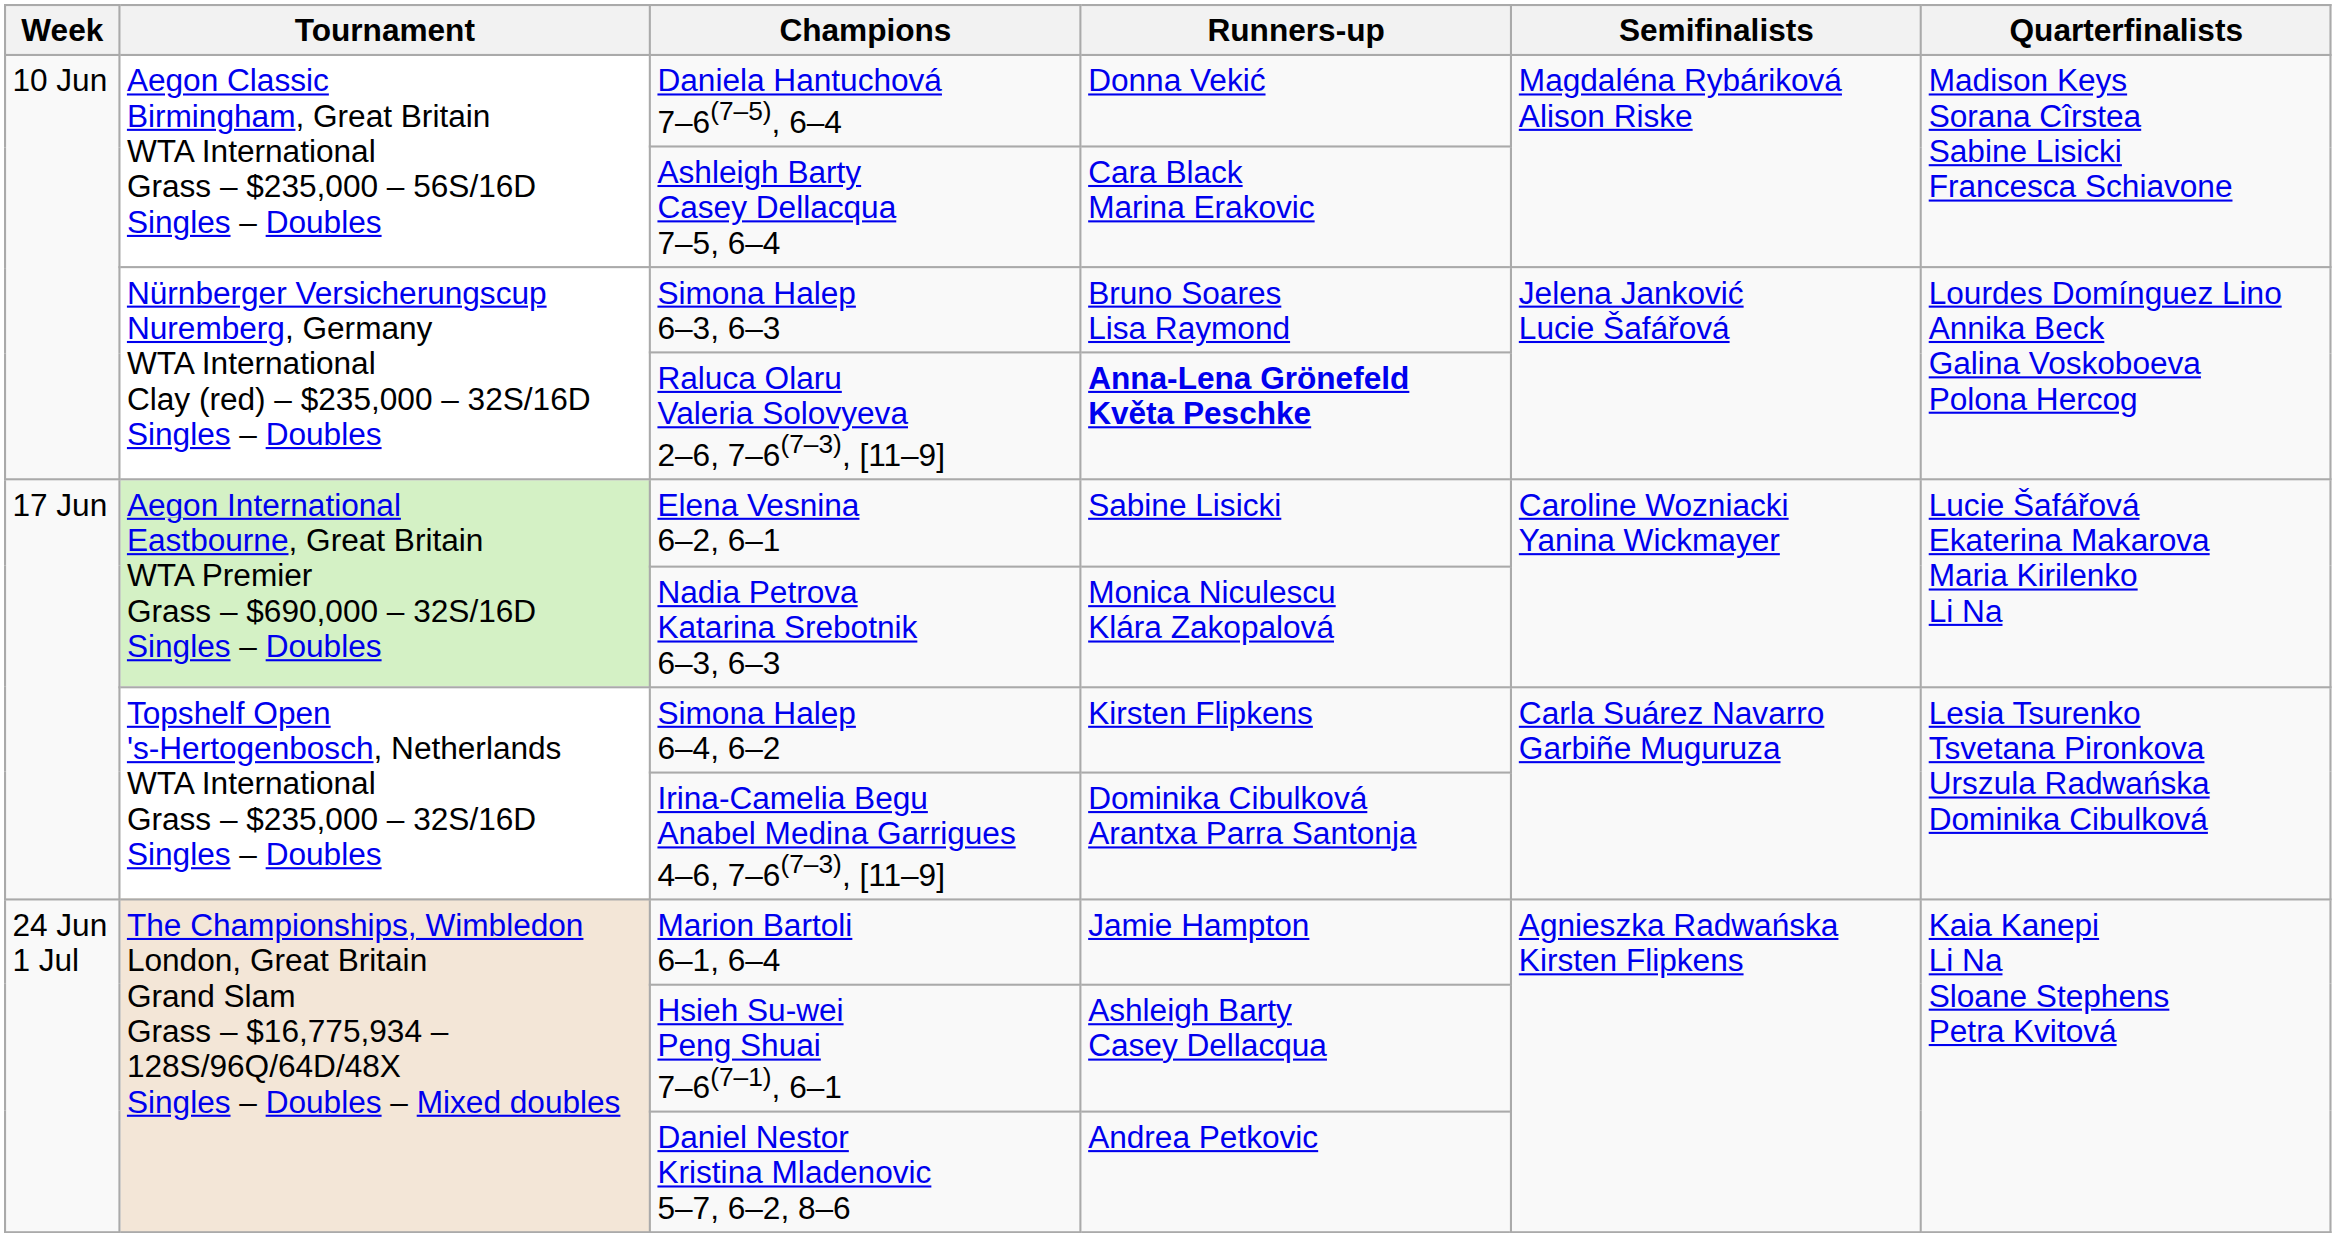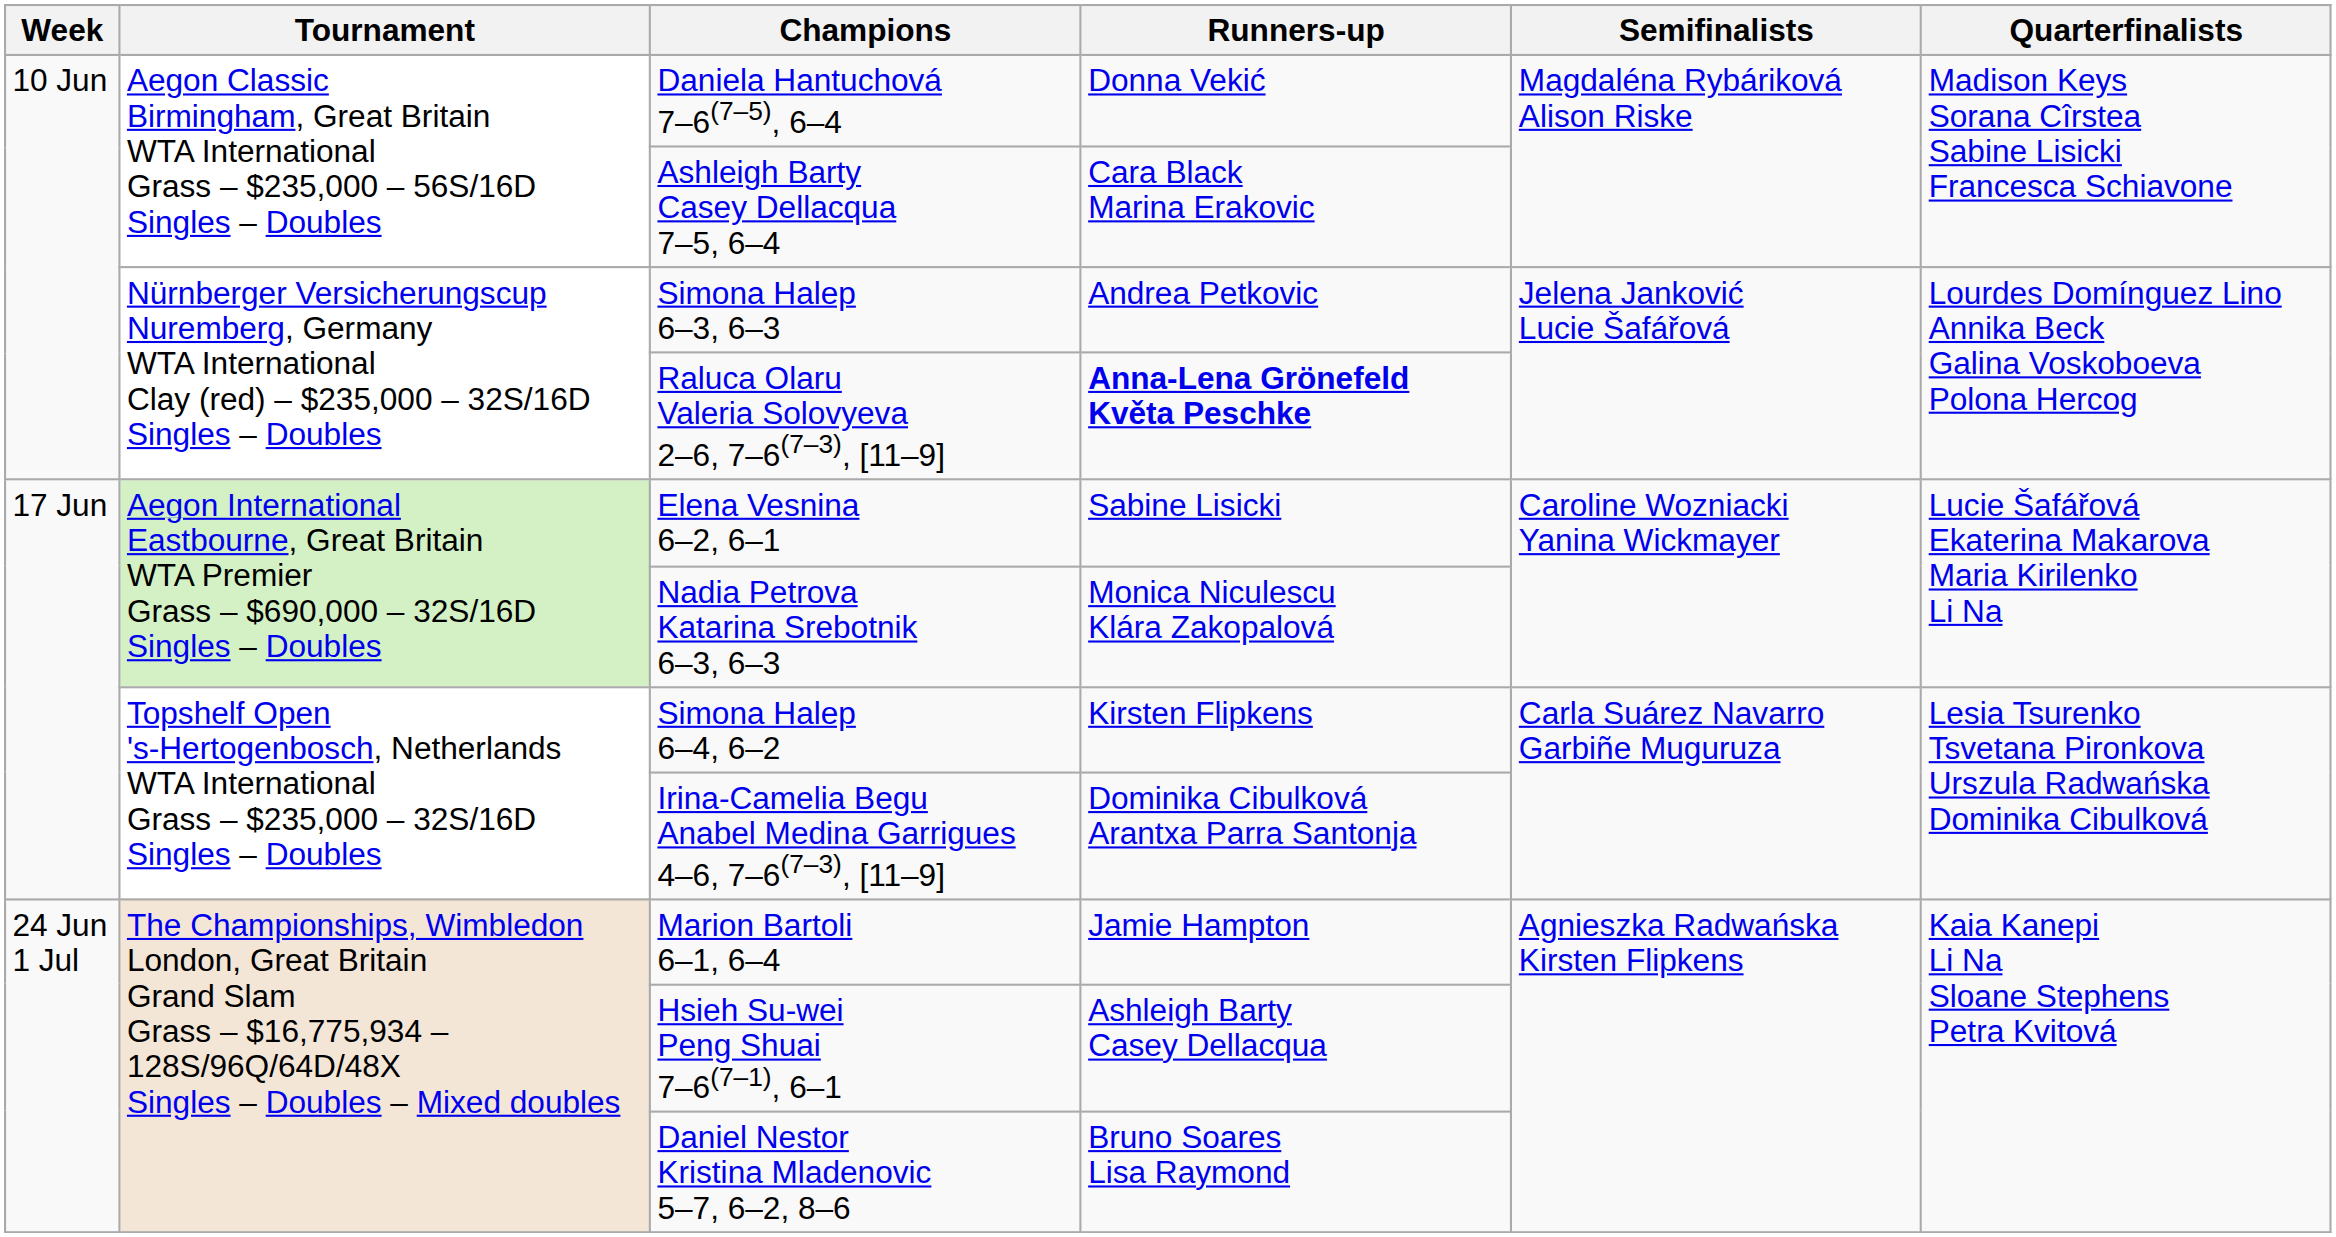(1189, 311) Bruno Soares Lisa Raymond -> (1203, 293) Andrea Petkovic
(1203, 1137) Andrea Petkovic -> (1189, 1154) Bruno Soares Lisa Raymond
